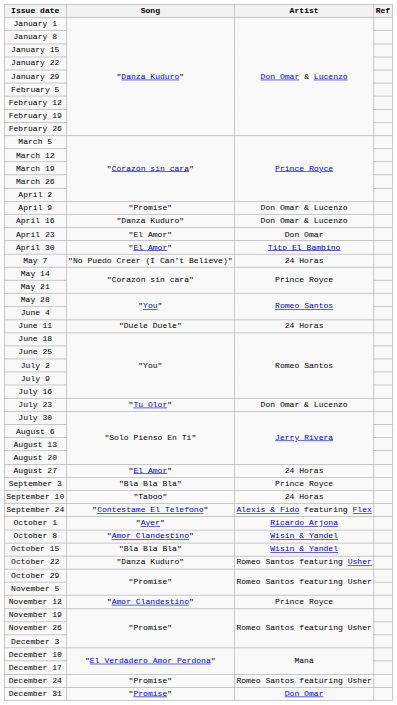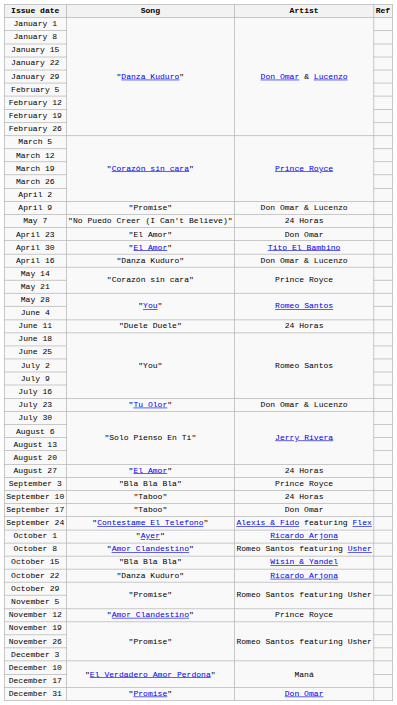rows swapped: (35, 221) <-> (35, 260)
+ row: (35, 510)
(304, 536) Wisin & Yandel -> (304, 549) Romeo Santos featuring Usher
(304, 563) Romeo Santos featuring Usher -> (304, 576) Ricardo Arjona
- row: (35, 681)
